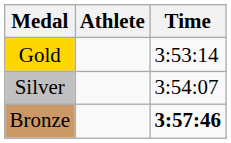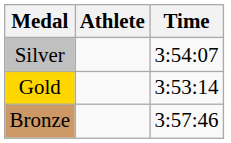rows swapped: (40, 54) <-> (40, 87)
(188, 120) bold -> (187, 120) normal
